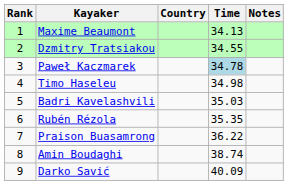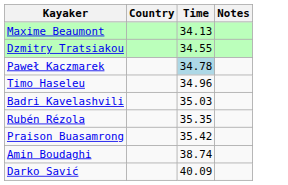- column: (20, 13)
(227, 84) 34.98 -> (196, 84) 34.96
(227, 136) 36.22 -> (196, 136) 35.42
